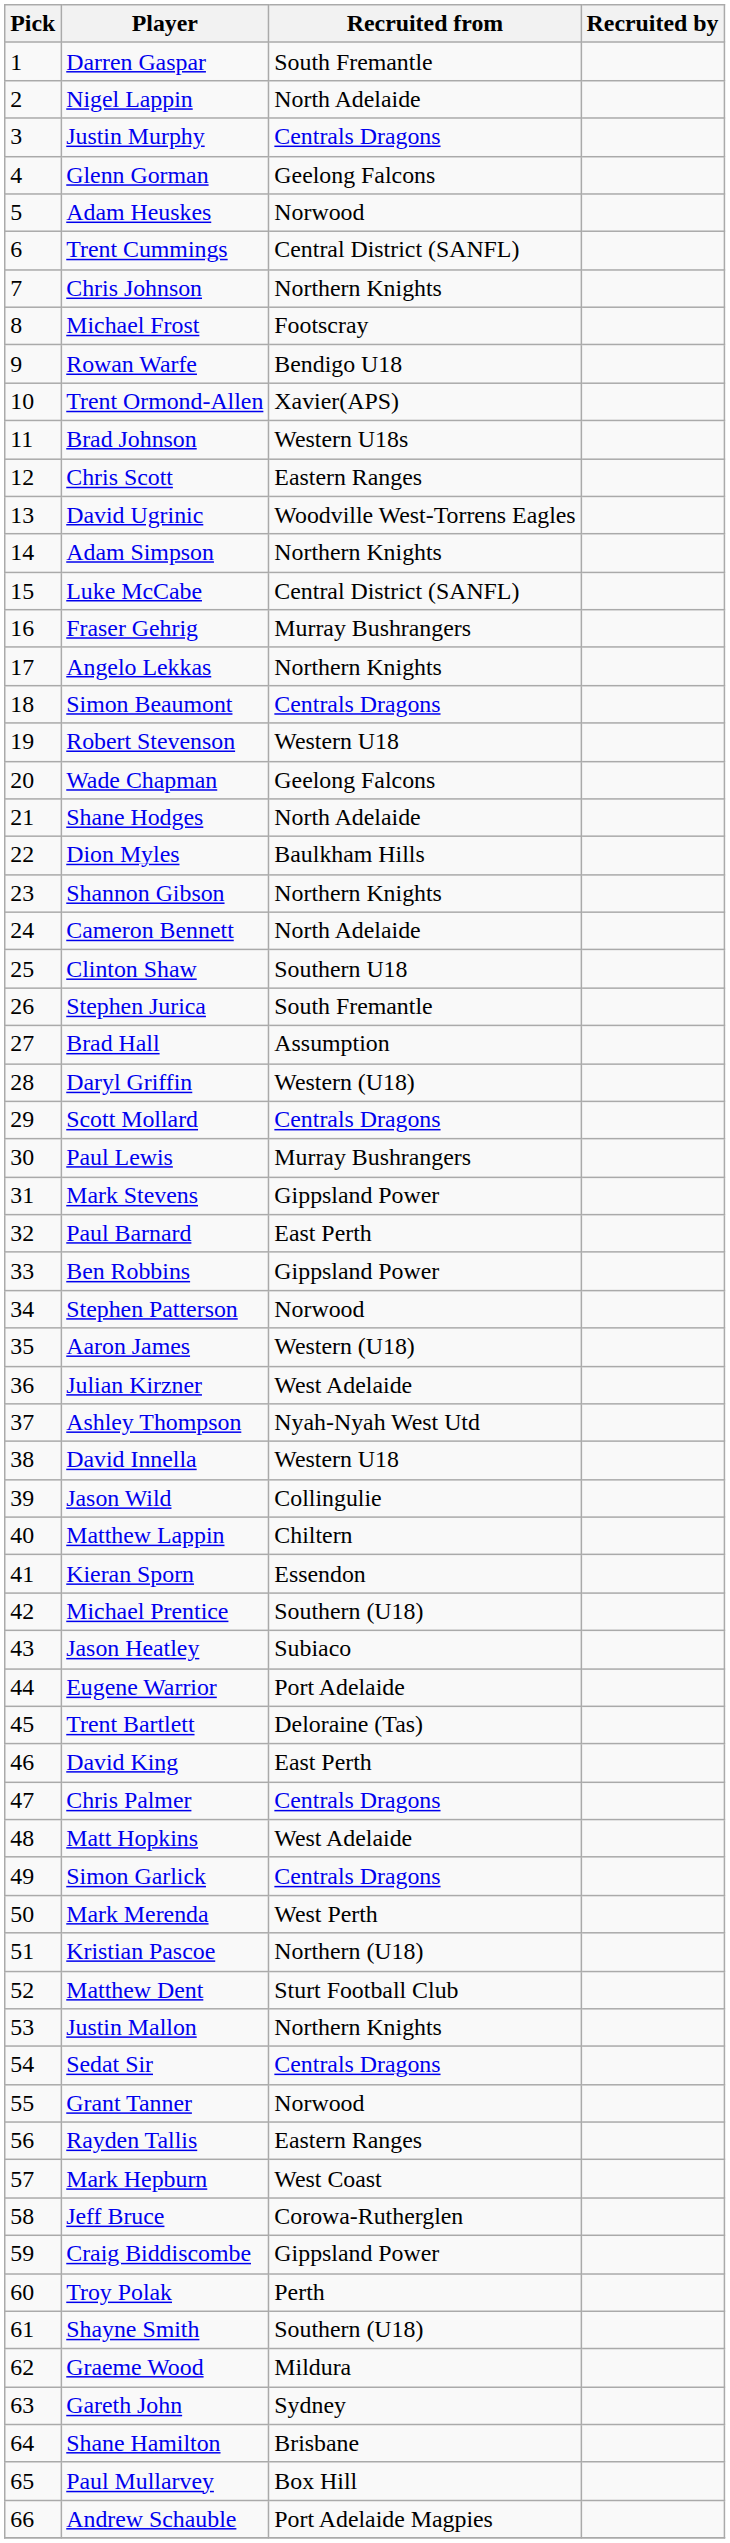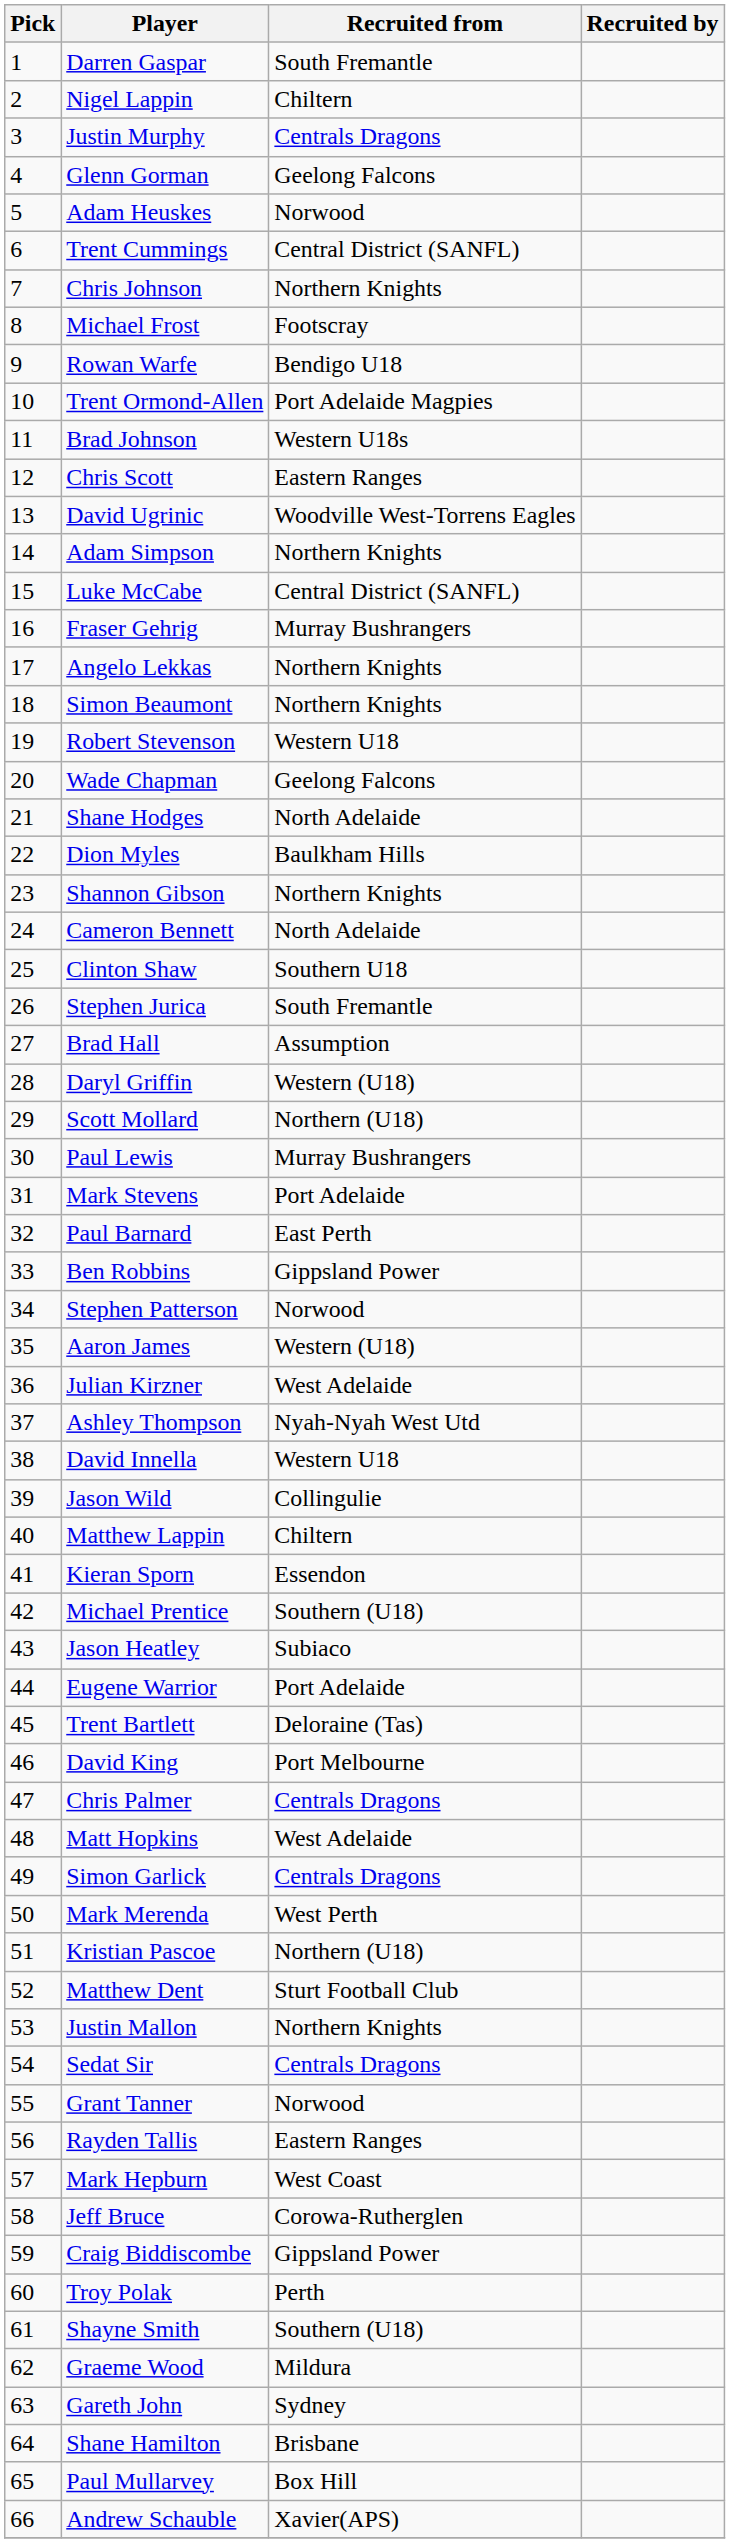(348, 99) North Adelaide -> (313, 99) Chiltern
(337, 401) Xavier(APS) -> (384, 401) Port Adelaide Magpies
(357, 703) Centrals Dragons -> (358, 703) Northern Knights
(357, 1119) Centrals Dragons -> (349, 1119) Northern (U18)
(357, 1195) Gippsland Power -> (340, 1195) Port Adelaide
(323, 1762) East Perth -> (350, 1762) Port Melbourne
(384, 2518) Port Adelaide Magpies -> (337, 2518) Xavier(APS)
